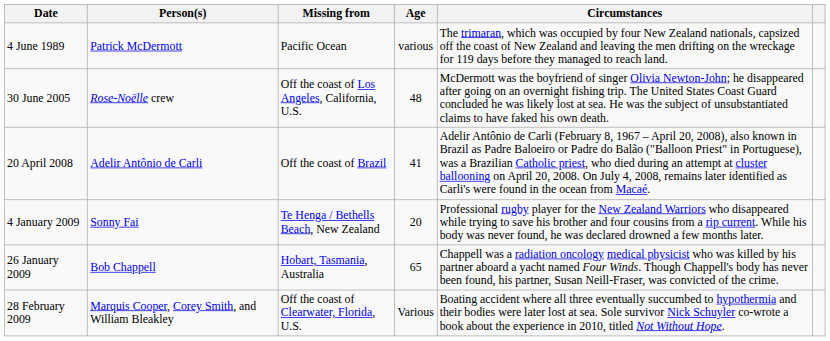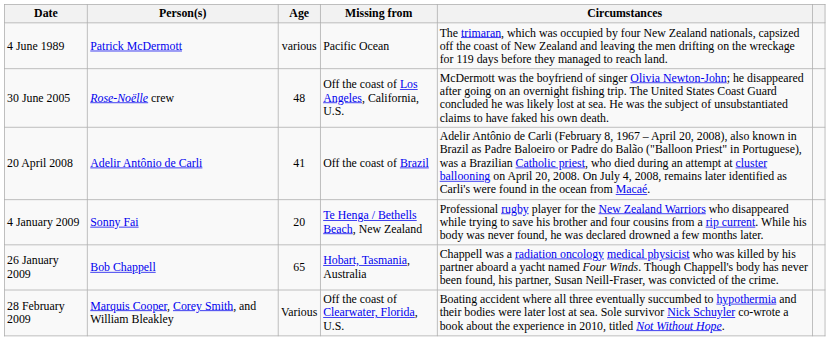columns swapped: (416, 13) <-> (336, 13)
